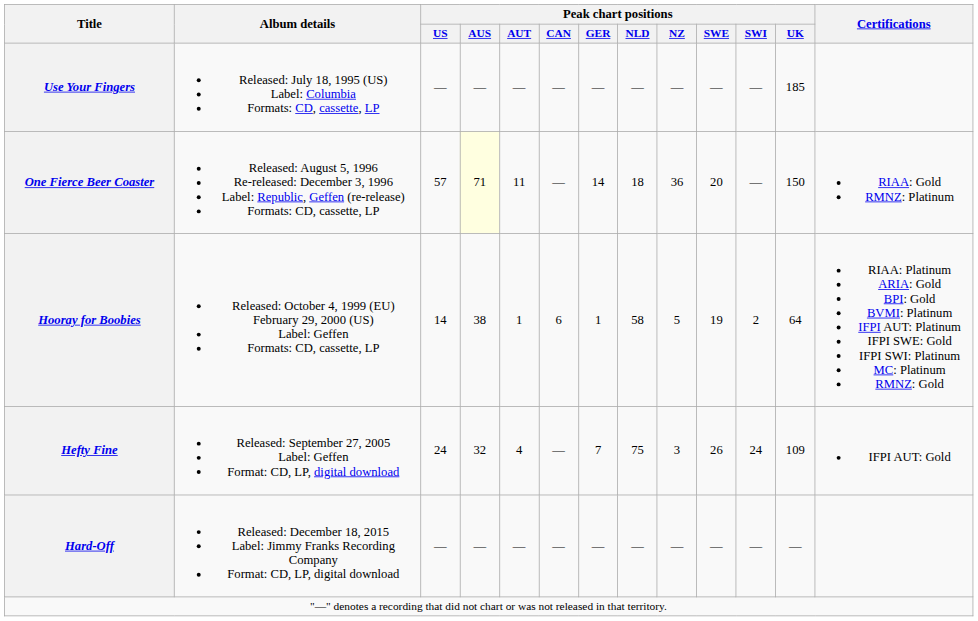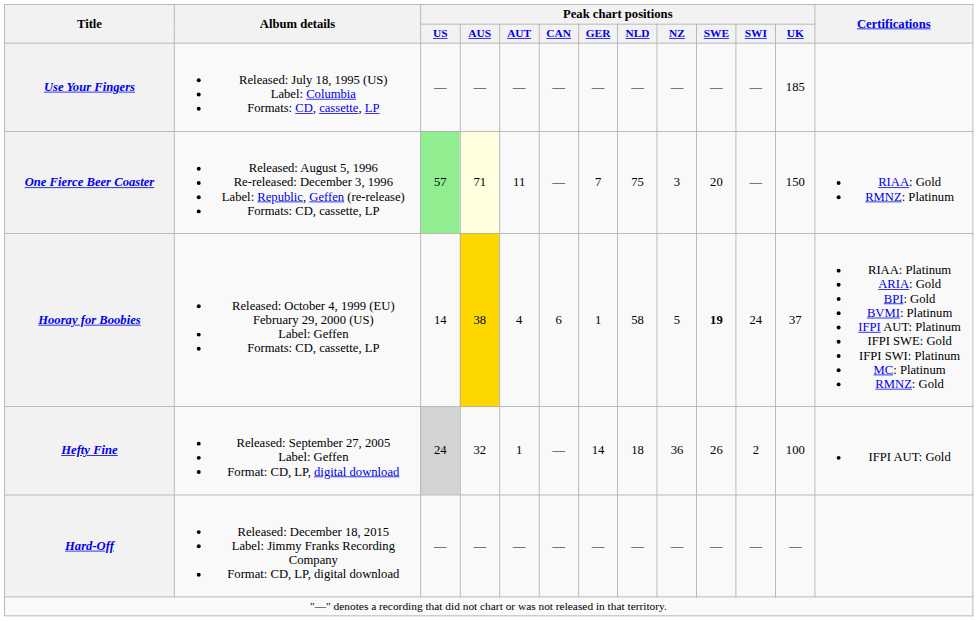(440, 182) no background -> (440, 182) lightgreen background
(598, 182) 14 -> (598, 182) 7
(638, 182) 18 -> (638, 182) 75
(677, 182) 36 -> (677, 182) 3
(480, 320) no background -> (480, 320) gold background
(519, 320) 1 -> (519, 320) 4
(716, 320) normal -> (716, 320) bold
(756, 320) 2 -> (756, 320) 24
(795, 320) 64 -> (795, 320) 37
(440, 450) no background -> (440, 450) lightgrey background
(519, 450) 4 -> (519, 450) 1
(598, 450) 7 -> (598, 450) 14
(638, 450) 75 -> (638, 450) 18
(677, 450) 3 -> (677, 450) 36
(756, 450) 24 -> (756, 450) 2
(795, 450) 109 -> (795, 450) 100
